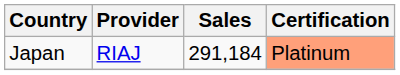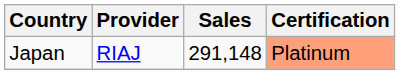(225, 52) 291,184 -> (225, 52) 291,148
